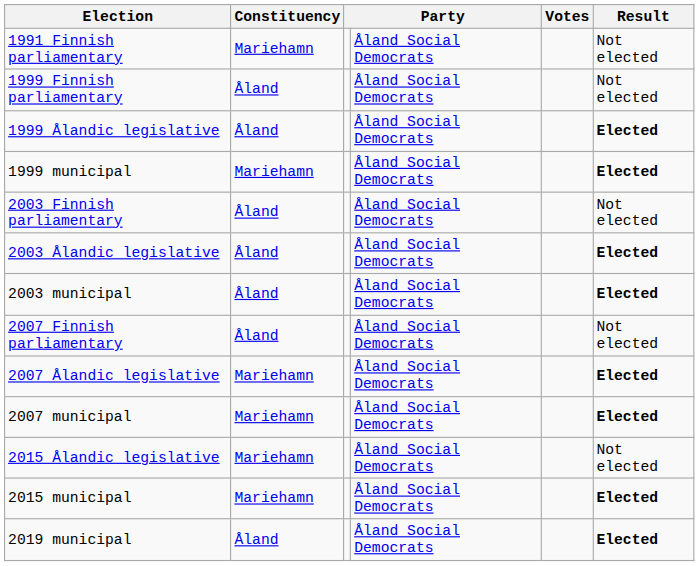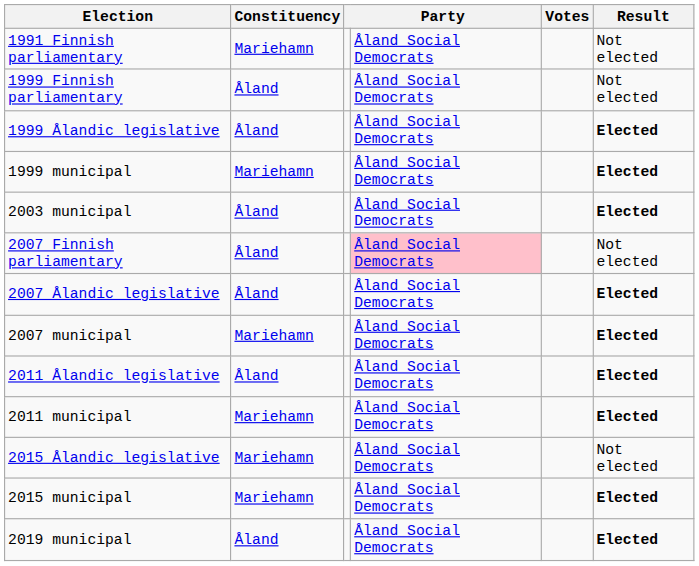- row: (65, 213)
- row: (114, 253)
(407, 335) no background -> (407, 253) pink background
(274, 376) Mariehamn -> (256, 294) Åland
+ row: (114, 376)
+ row: (70, 417)
